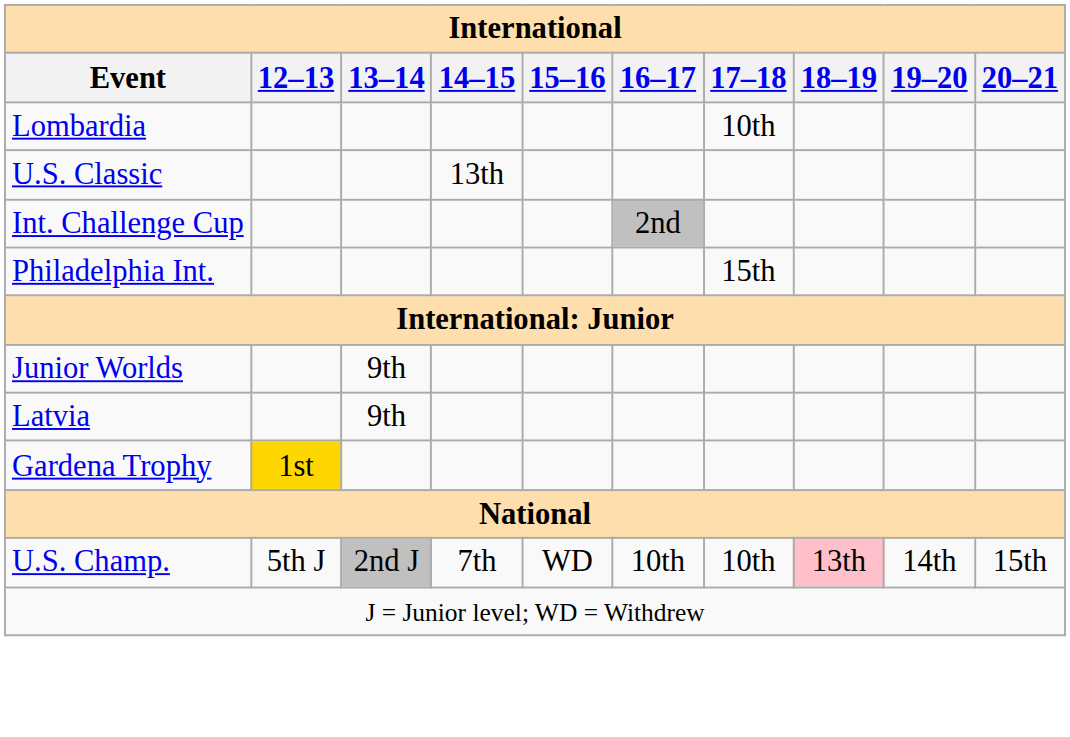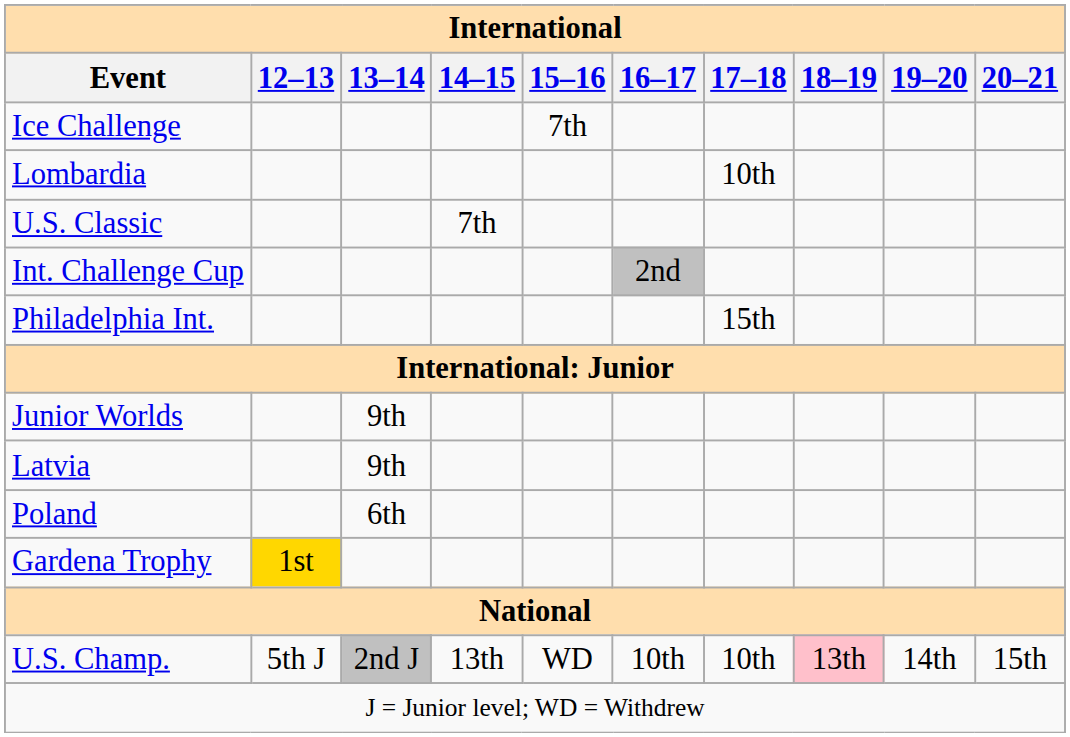+ row: (96, 125)
(477, 174) 13th -> (477, 222) 7th
+ row: (54, 513)
(477, 561) 7th -> (477, 658) 13th
